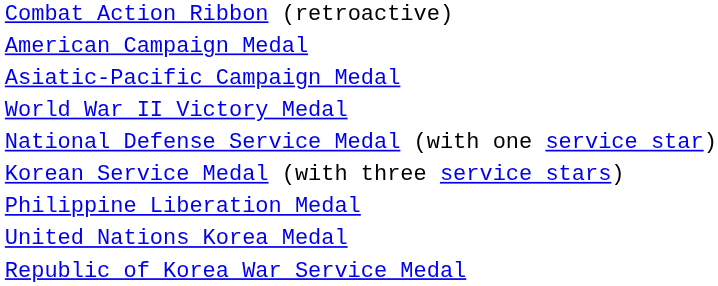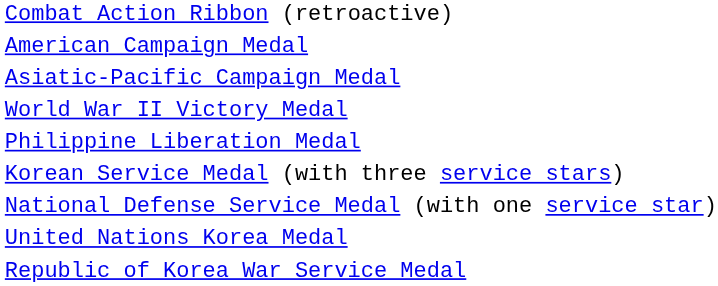rows swapped: (361, 142) <-> (183, 206)
